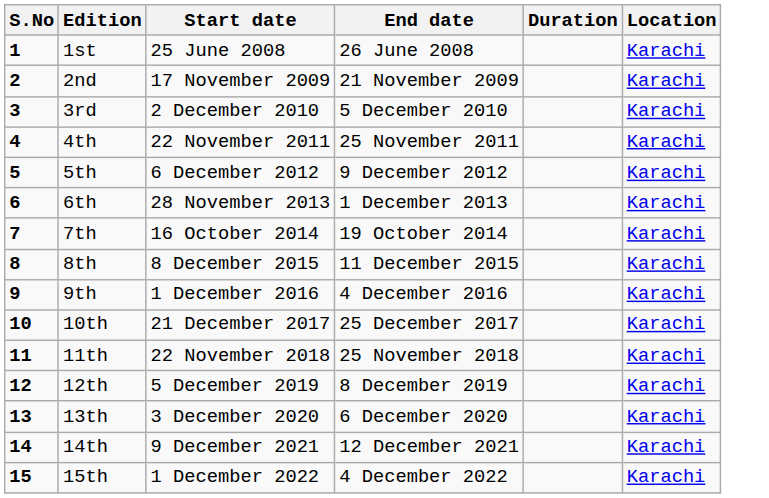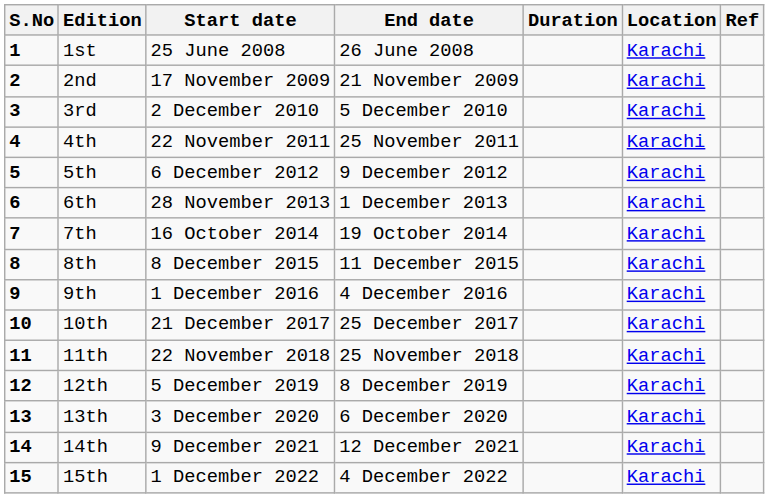+ column: (742, 20)
